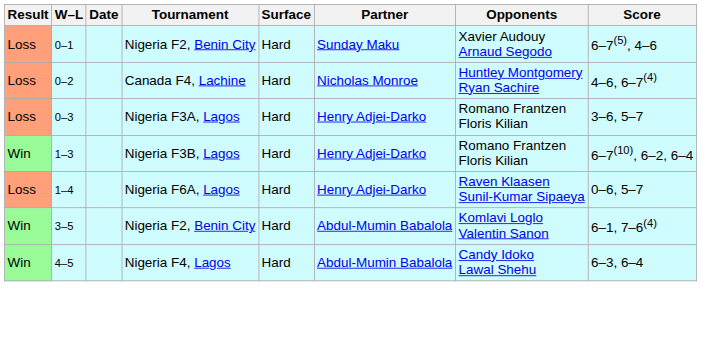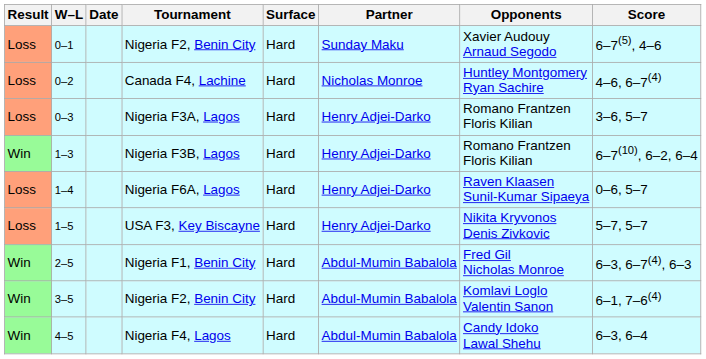+ row: (64, 227)
+ row: (64, 263)
